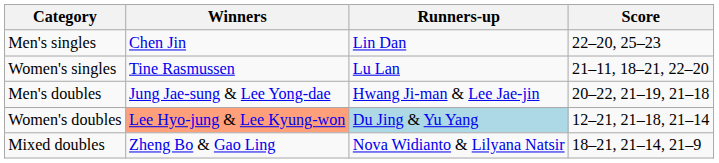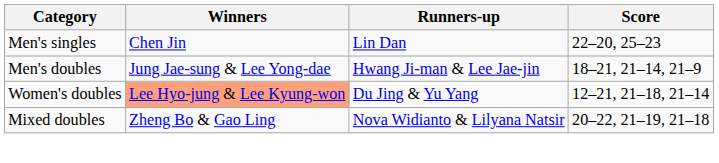- row: (62, 68)
(641, 94) 20–22, 21–19, 21–18 -> (637, 68) 18–21, 21–14, 21–9
(416, 119) lightblue background -> (416, 94) no background
(637, 145) 18–21, 21–14, 21–9 -> (641, 119) 20–22, 21–19, 21–18
